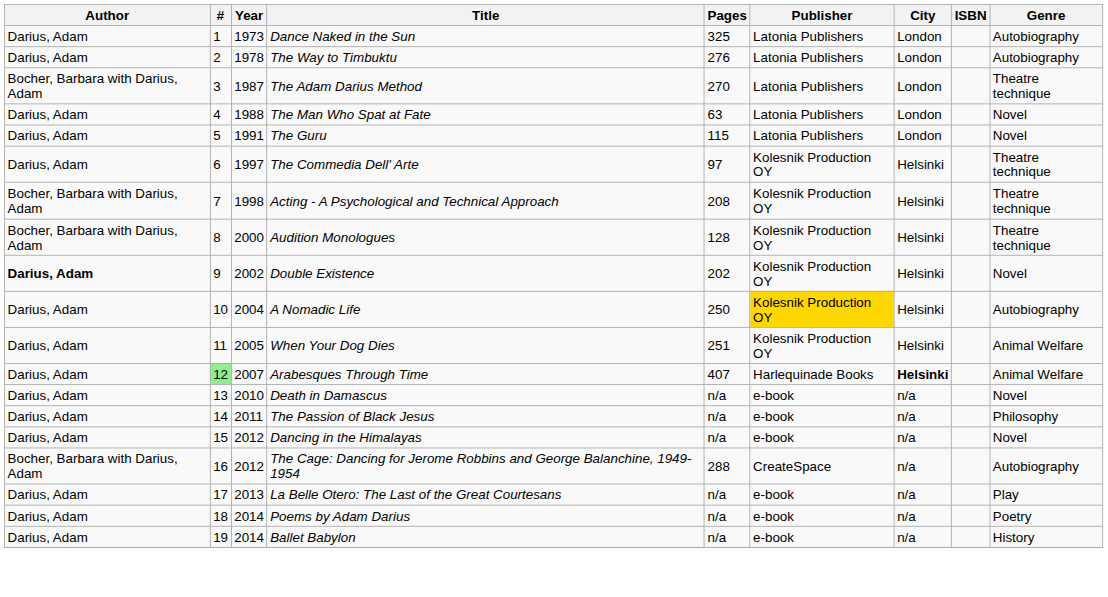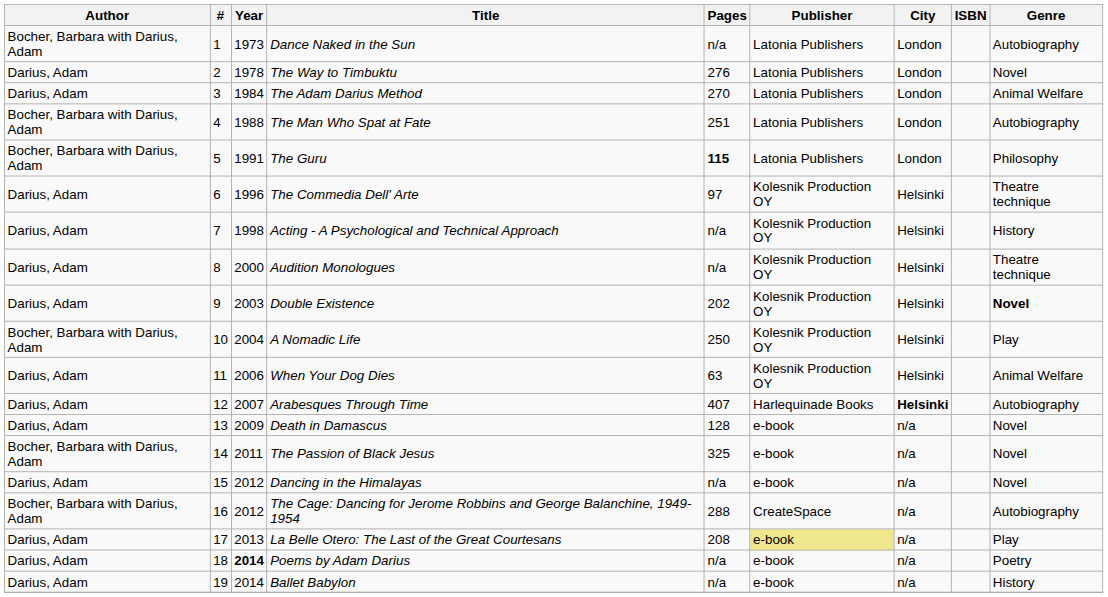(48, 36) Darius, Adam -> (93, 44) Bocher, Barbara with Darius, Adam
(719, 36) 325 -> (717, 44) n/a
(1036, 58) Autobiography -> (1010, 73) Novel
(93, 86) Bocher, Barbara with Darius, Adam -> (48, 94) Darius, Adam
(249, 86) 1987 -> (249, 94) 1984
(1022, 86) Theatre technique -> (1038, 94) Animal Welfare
(48, 115) Darius, Adam -> (93, 122) Bocher, Barbara with Darius, Adam
(715, 115) 63 -> (719, 122) 251
(1010, 115) Novel -> (1036, 122) Autobiography
(48, 136) Darius, Adam -> (93, 158) Bocher, Barbara with Darius, Adam
(718, 136) normal -> (718, 158) bold
(1010, 136) Novel -> (1025, 158) Philosophy
(249, 165) 1997 -> (249, 195) 1996
(93, 201) Bocher, Barbara with Darius, Adam -> (48, 231) Darius, Adam
(719, 201) 208 -> (717, 231) n/a
(1022, 201) Theatre technique -> (1014, 231) History
(93, 237) Bocher, Barbara with Darius, Adam -> (48, 267) Darius, Adam
(719, 237) 128 -> (717, 267) n/a
(50, 273) bold -> (48, 303) normal
(249, 273) 2002 -> (249, 303) 2003
(1010, 273) normal -> (1011, 303) bold
(48, 309) Darius, Adam -> (93, 339) Bocher, Barbara with Darius, Adam
(812, 309) gold background -> (812, 339) no background
(1036, 309) Autobiography -> (1006, 339) Play
(249, 345) 2005 -> (249, 375) 2006
(719, 345) 251 -> (715, 375) 63
(221, 374) lightgreen background -> (221, 404) no background
(1038, 374) Animal Welfare -> (1036, 404) Autobiography
(249, 395) 2010 -> (249, 425) 2009
(717, 395) n/a -> (719, 425) 128
(48, 416) Darius, Adam -> (93, 454) Bocher, Barbara with Darius, Adam
(717, 416) n/a -> (719, 454) 325
(1025, 416) Philosophy -> (1010, 454) Novel
(717, 495) n/a -> (719, 540) 208
(774, 495) no background -> (774, 540) khaki background
(249, 516) normal -> (249, 561) bold
